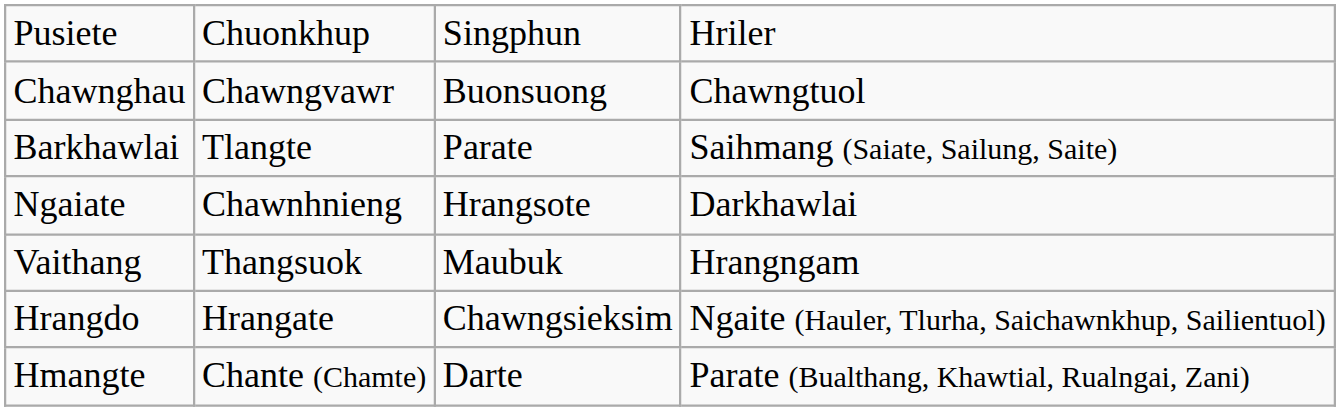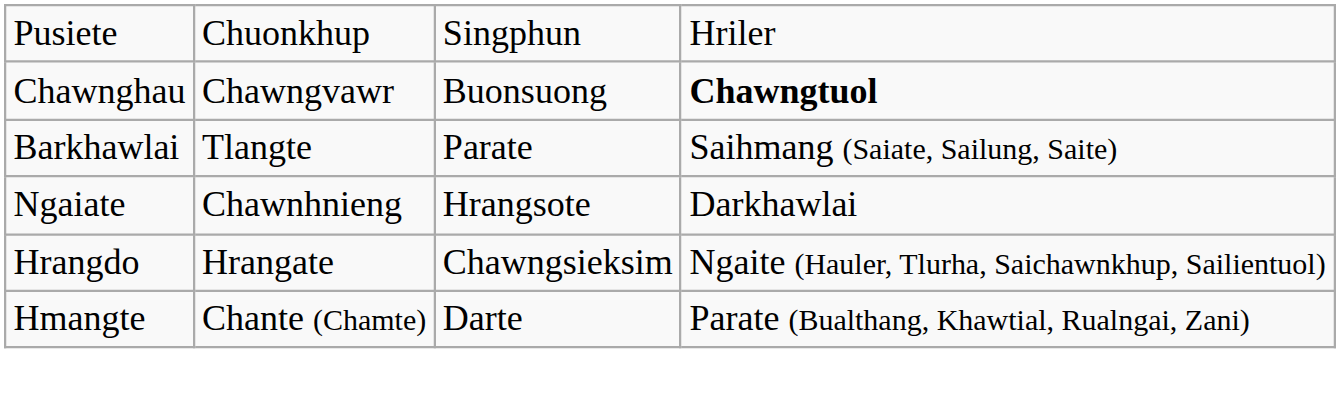(777, 90) normal -> (783, 90) bold
- row: (77, 261)
